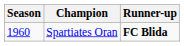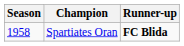(19, 31) 1960 -> (19, 31) 1958
